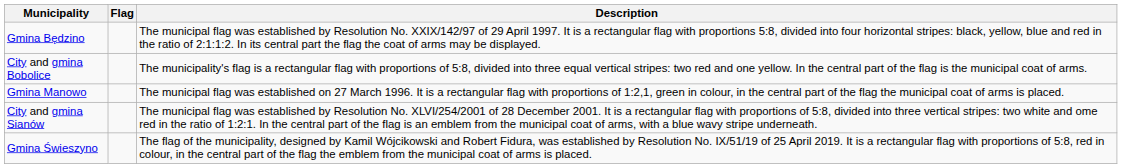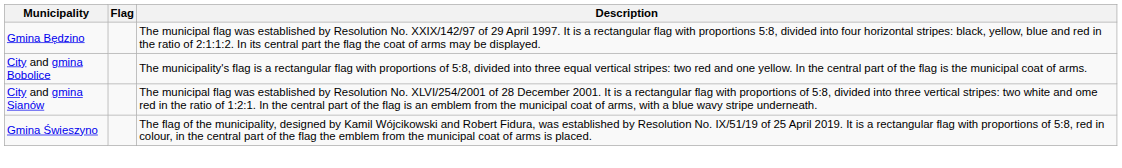- row: (47, 93)
